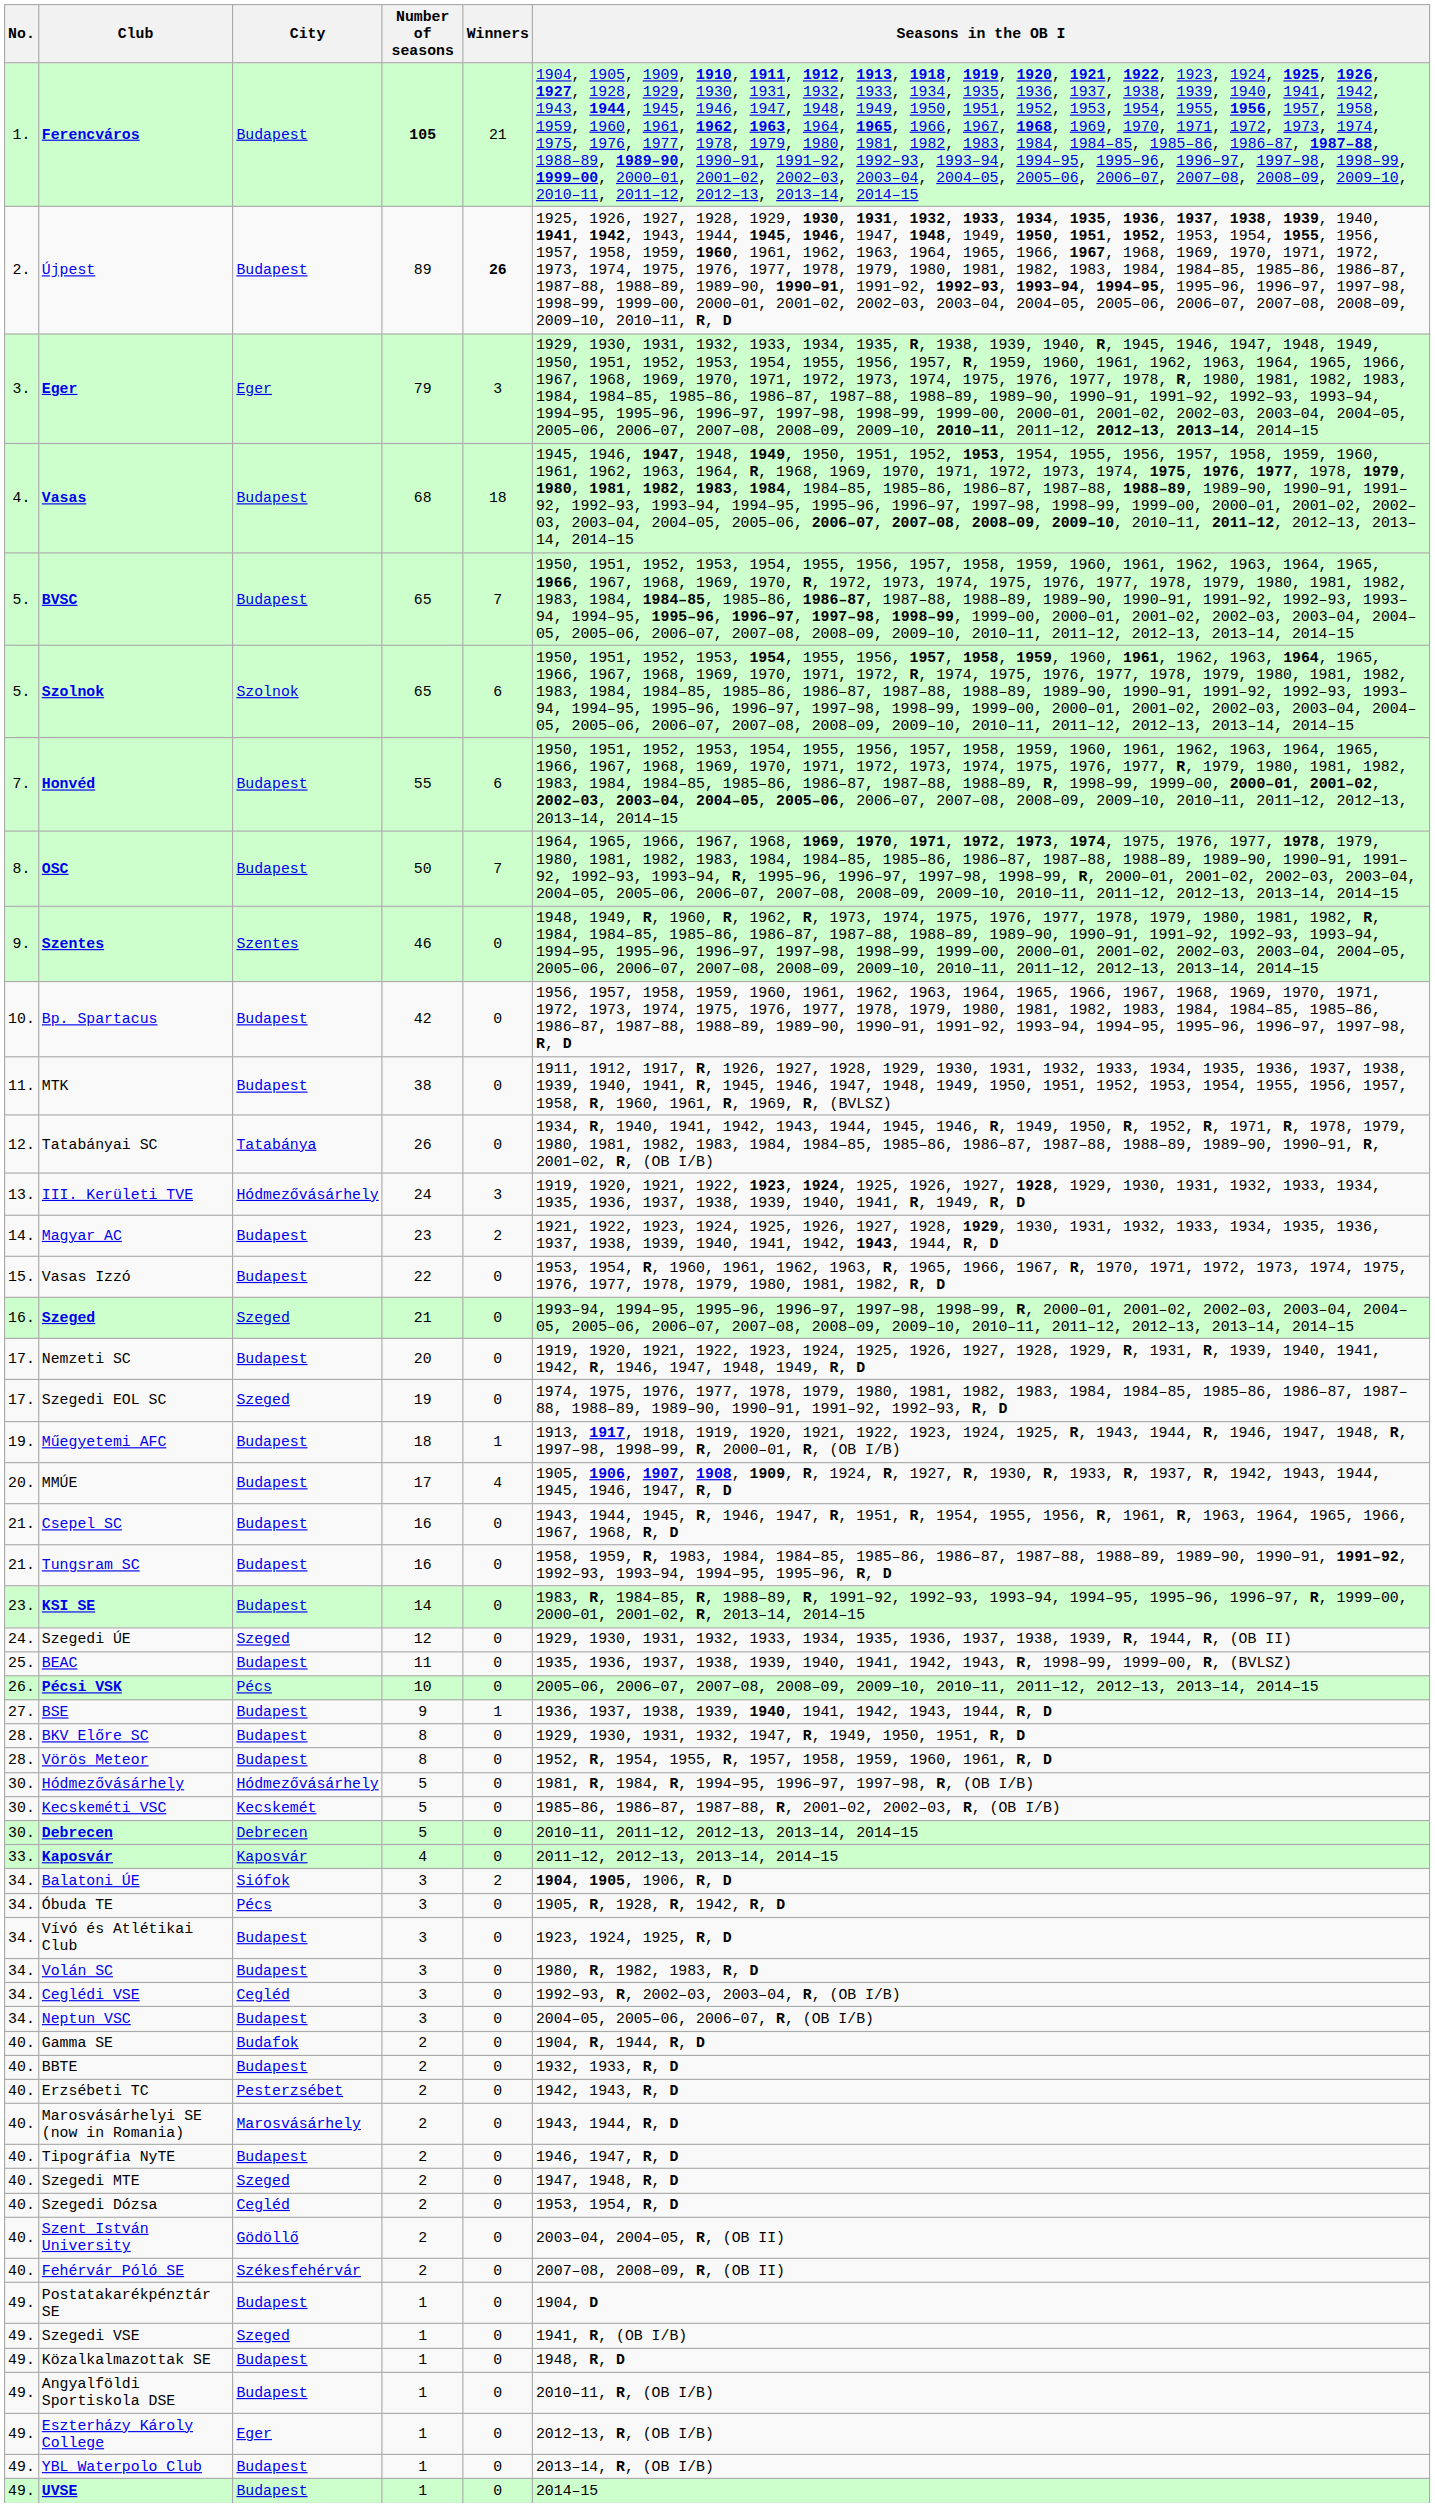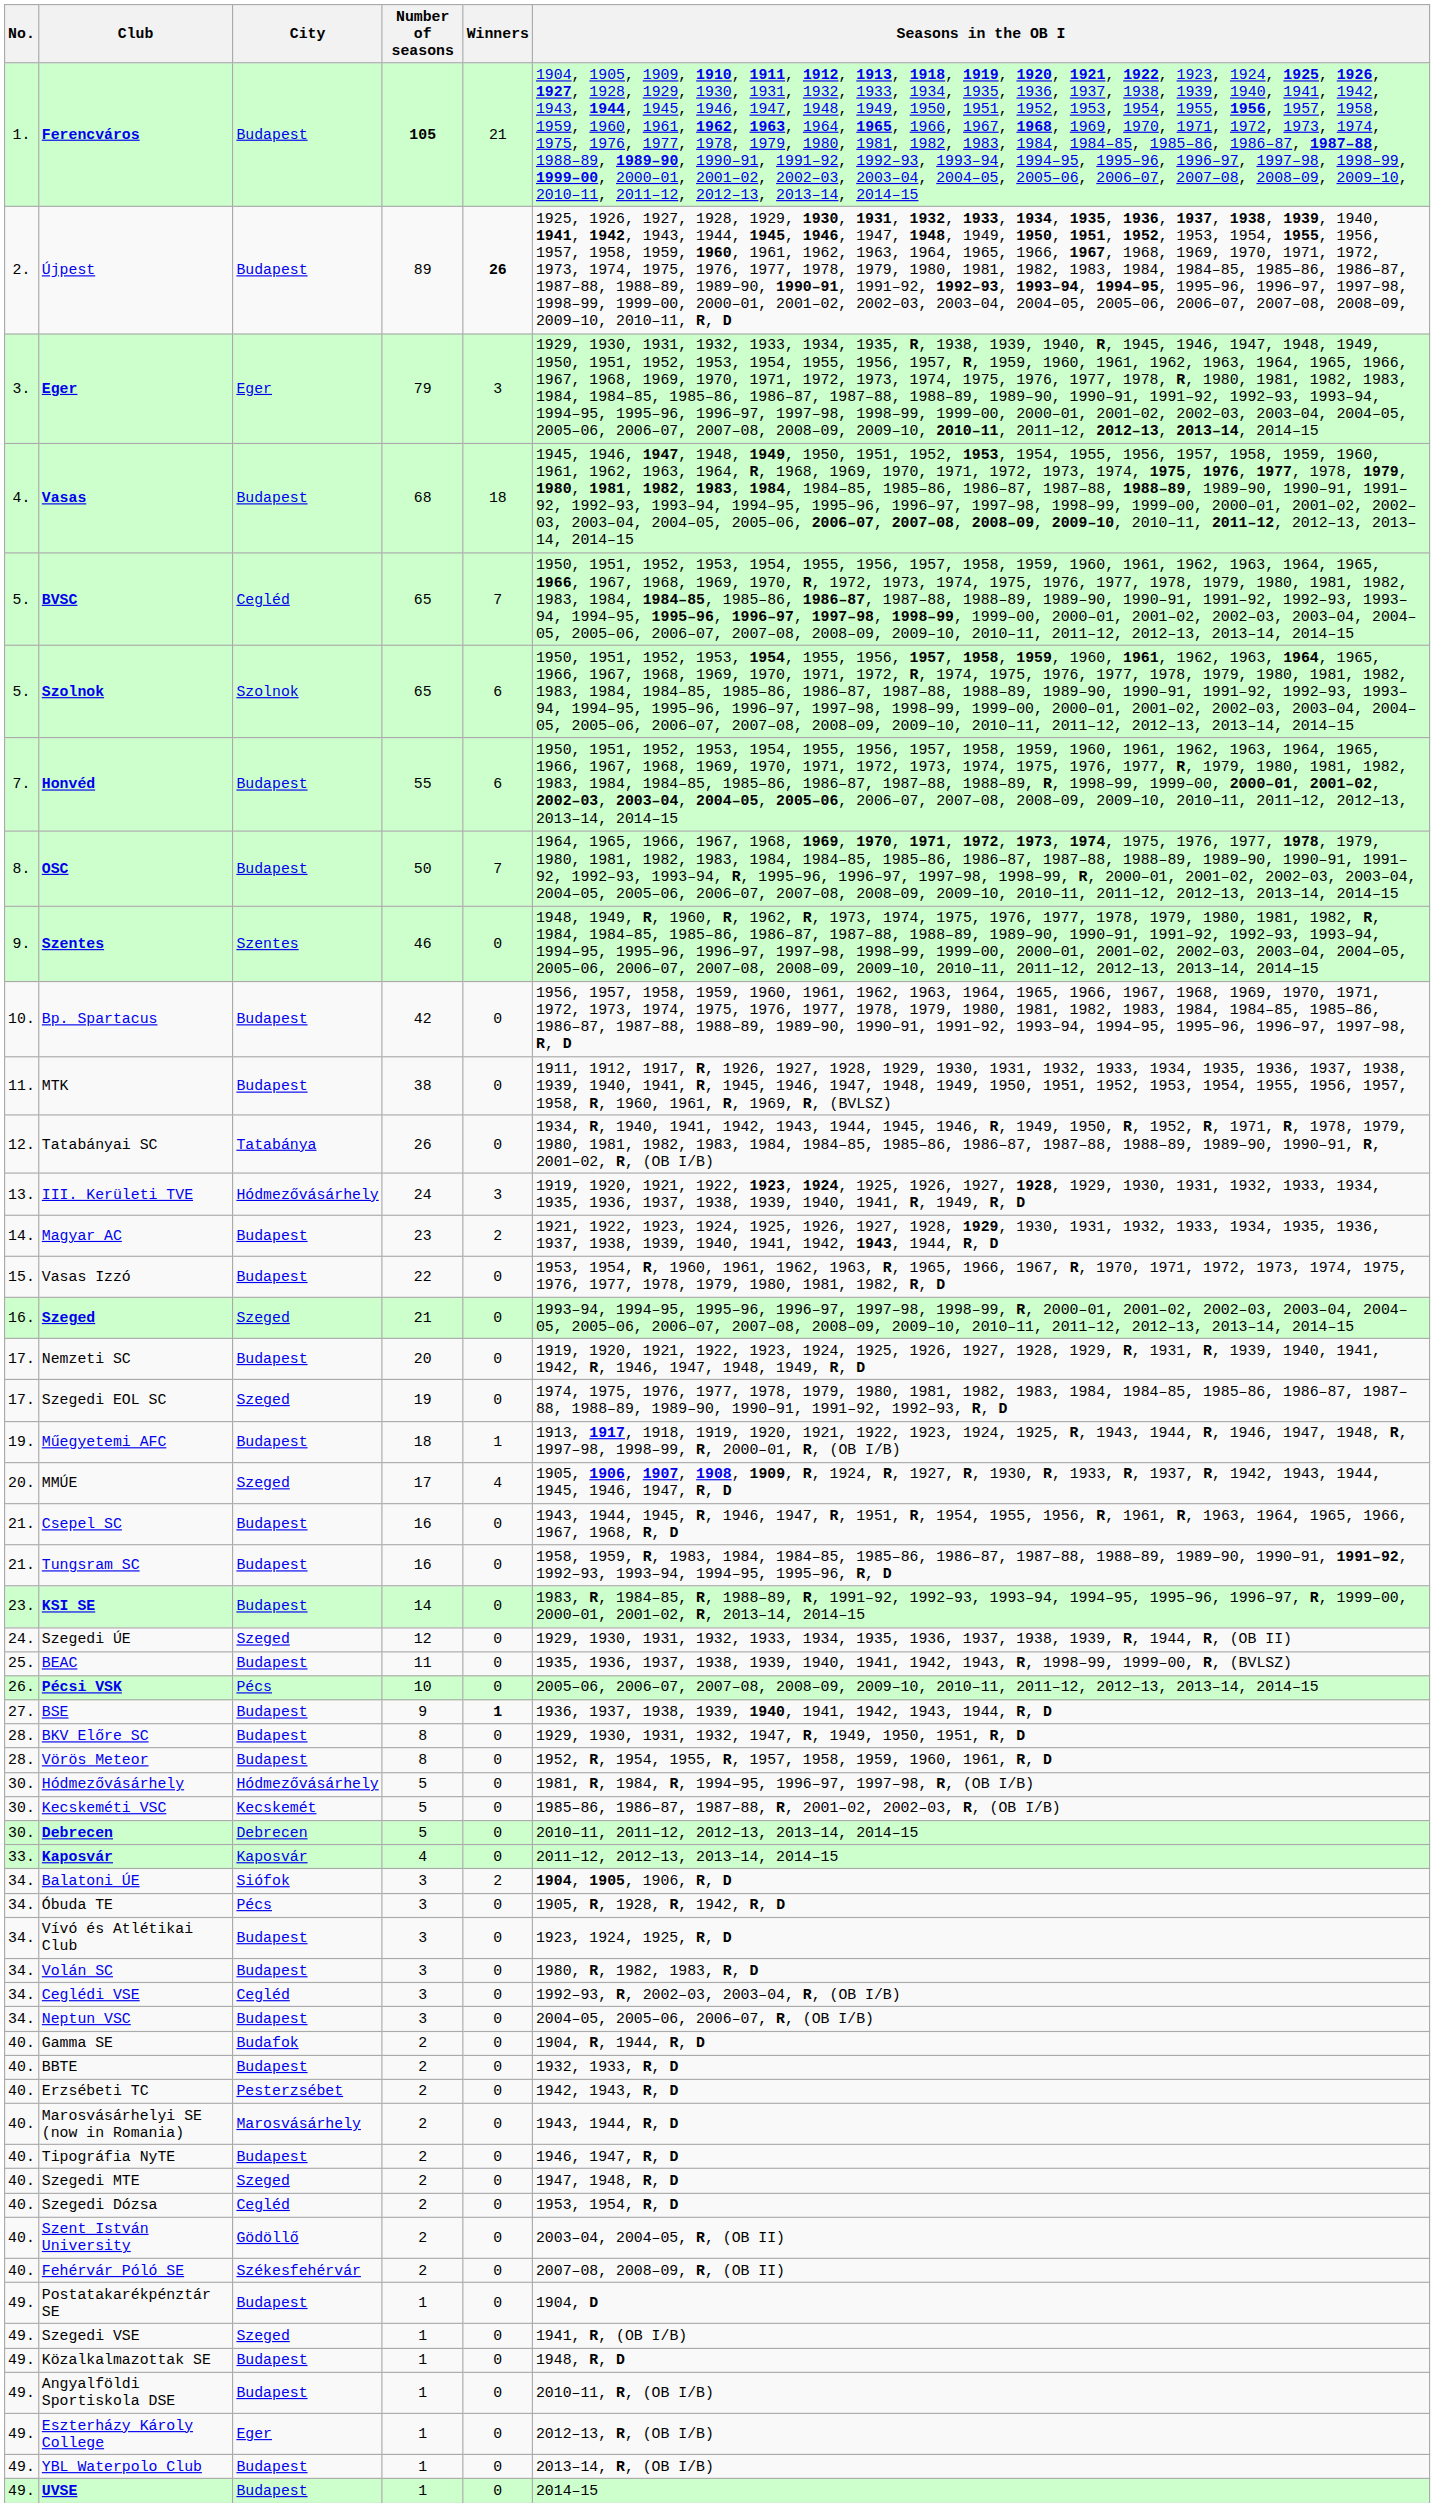(272, 599) Budapest -> (263, 599) Cegléd
(272, 1483) Budapest -> (263, 1483) Szeged
(498, 1712) normal -> (498, 1712) bold
